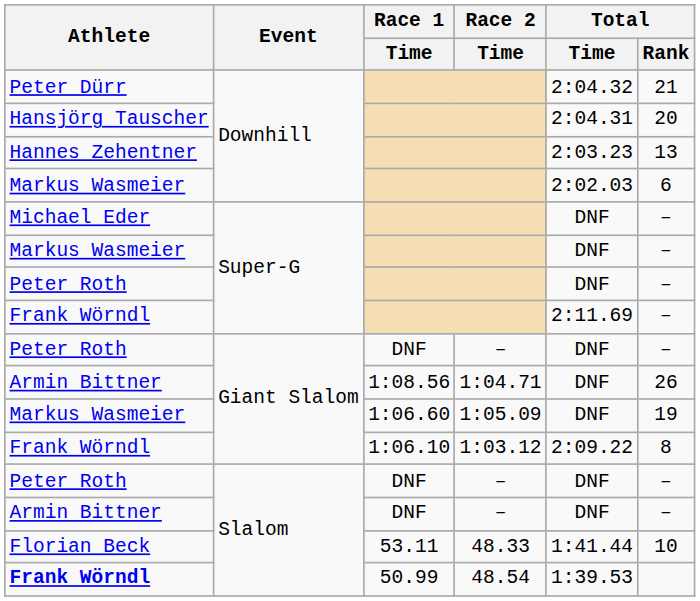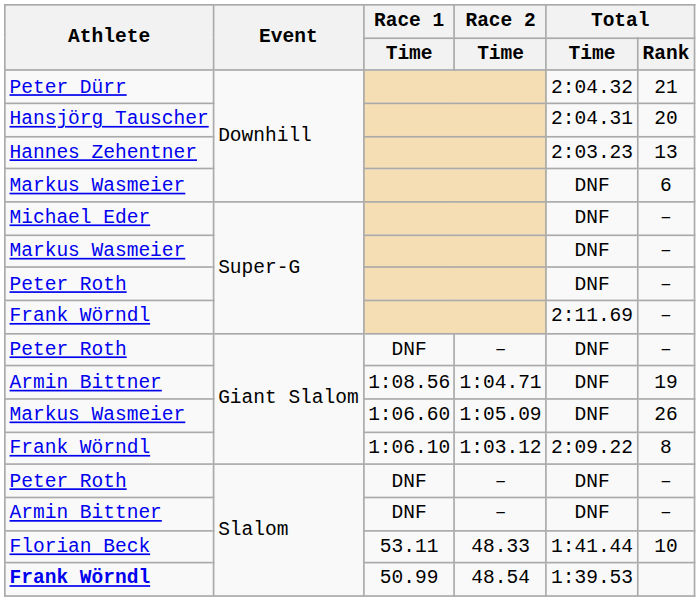(592, 185) 2:02.03 -> (592, 185) DNF
(666, 382) 26 -> (666, 382) 19
(666, 415) 19 -> (666, 415) 26
